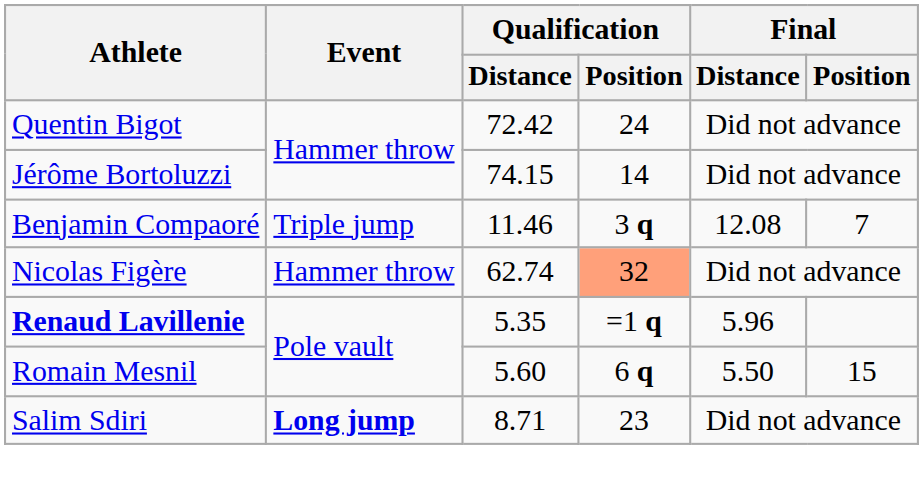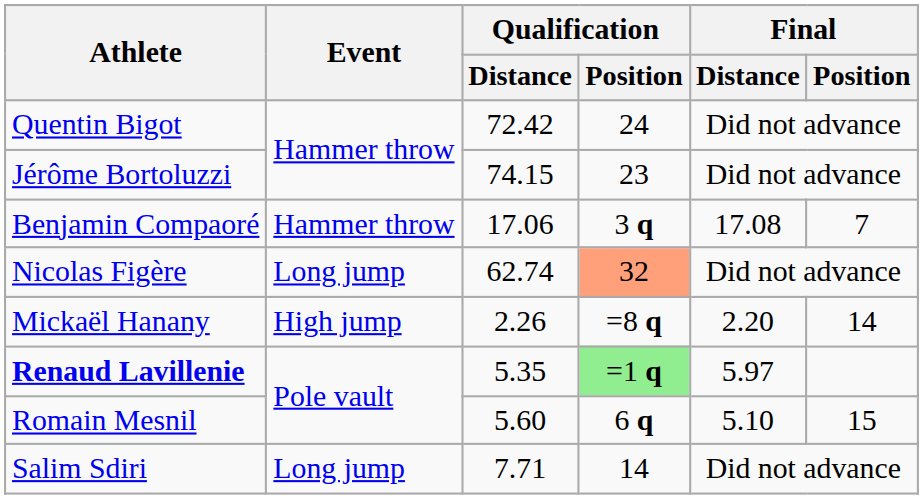(634, 174) 14 -> (634, 174) 23
(344, 223) Triple jump -> (364, 223) Hammer throw
(520, 223) 11.46 -> (520, 223) 17.06
(748, 223) 12.08 -> (748, 223) 17.08
(364, 272) Hammer throw -> (339, 272) Long jump
+ row: (111, 321)
(634, 321) no background -> (634, 370) lightgreen background
(748, 321) 5.96 -> (748, 370) 5.97
(748, 370) 5.50 -> (748, 420) 5.10
(344, 420) bold -> (339, 469) normal
(520, 420) 8.71 -> (520, 469) 7.71
(634, 420) 23 -> (634, 469) 14
